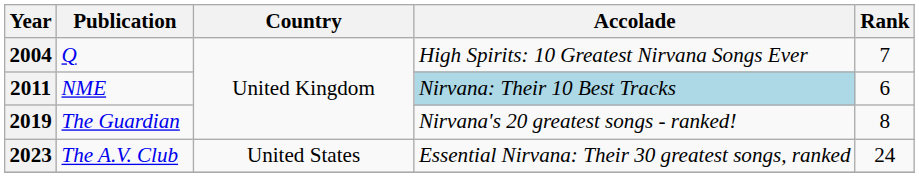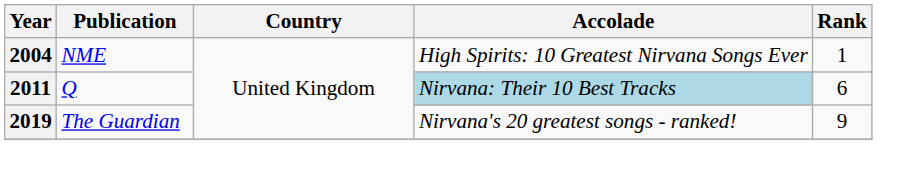(69, 54) Q -> (84, 54) NME
(885, 54) 7 -> (842, 54) 1
(84, 88) NME -> (69, 88) Q
(885, 121) 8 -> (842, 121) 9
- row: (31, 155)
